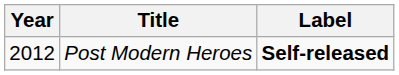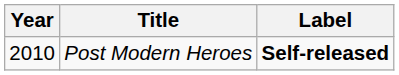(32, 53) 2012 -> (32, 53) 2010
